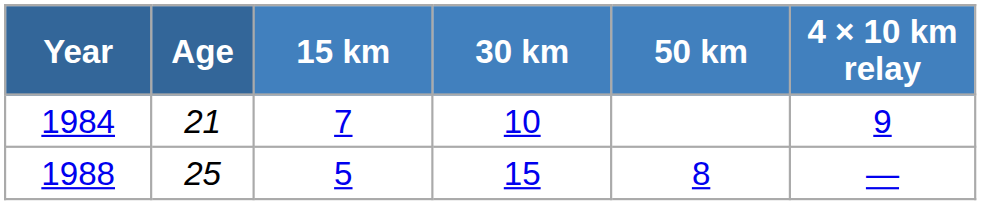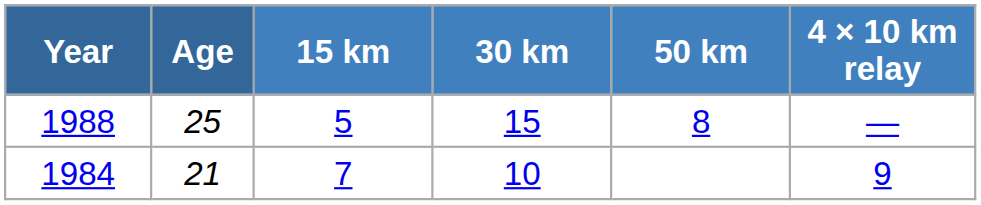rows swapped: (78, 121) <-> (78, 173)
